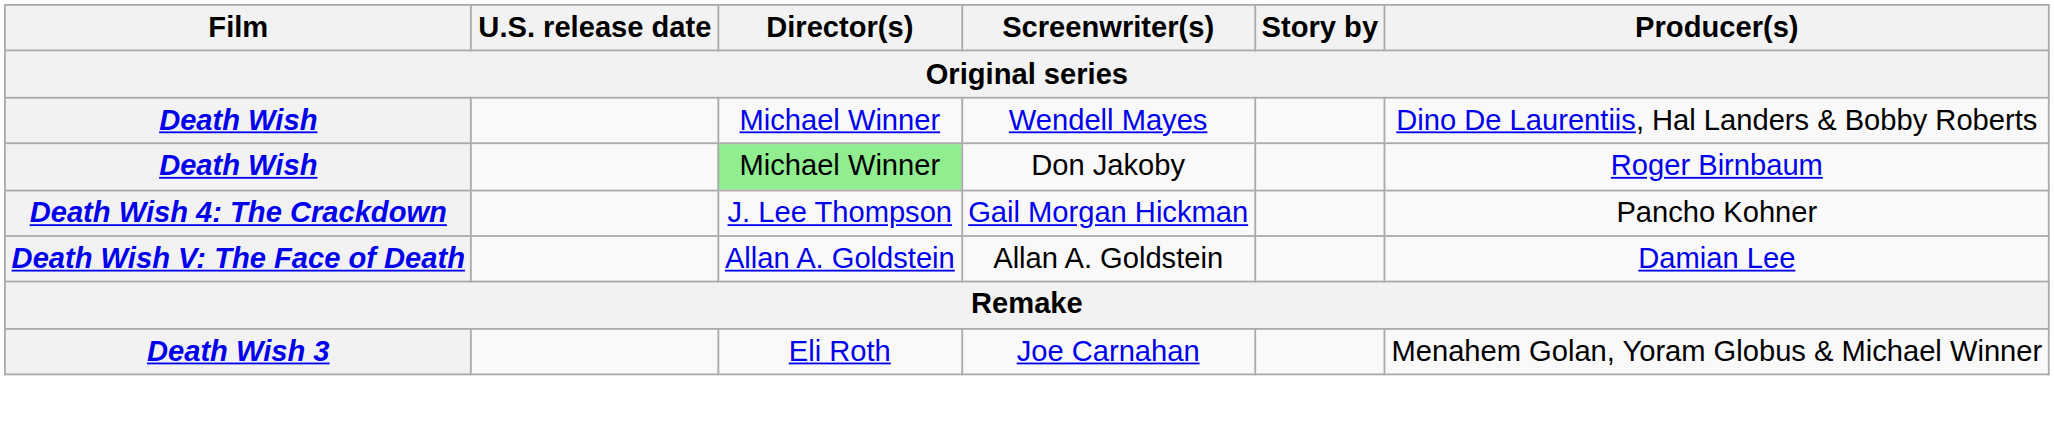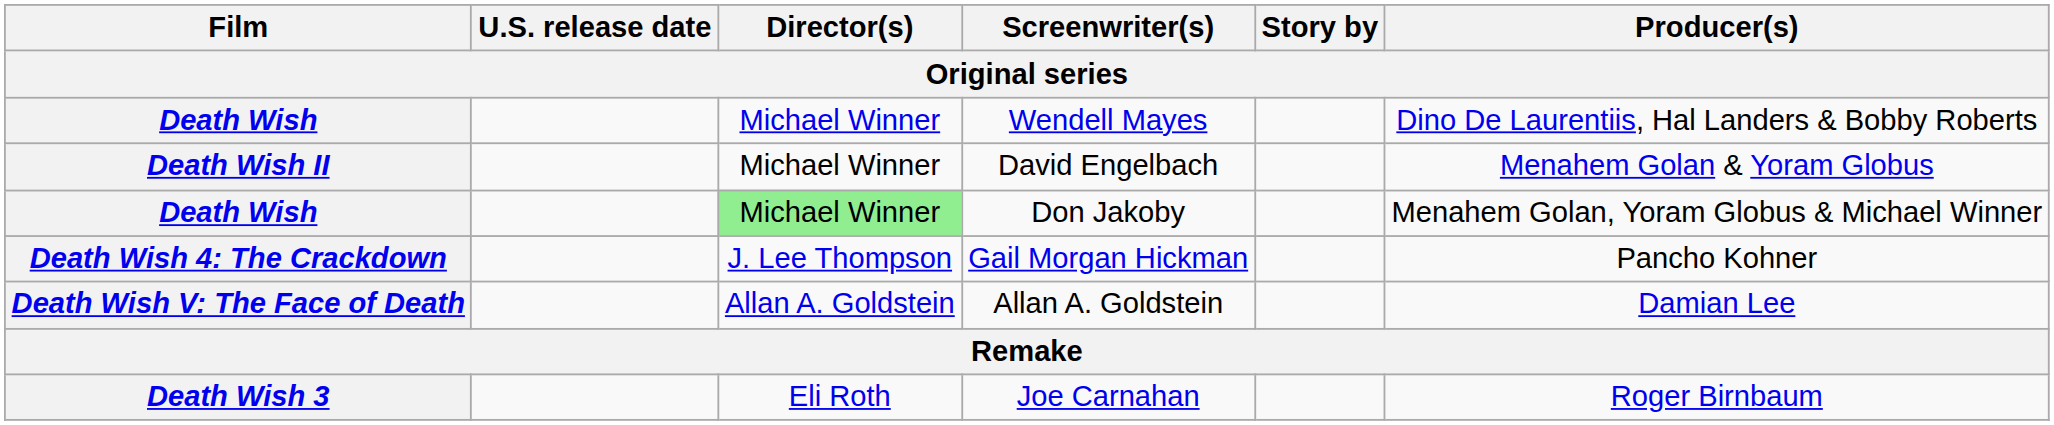+ row: (1108, 166)
(1717, 166) Roger Birnbaum -> (1717, 212) Menahem Golan, Yoram Globus & Michael Winner
(1717, 350) Menahem Golan, Yoram Globus & Michael Winner -> (1717, 397) Roger Birnbaum
